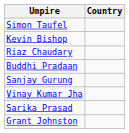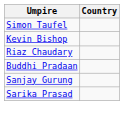- row: (44, 94)
- row: (42, 121)
